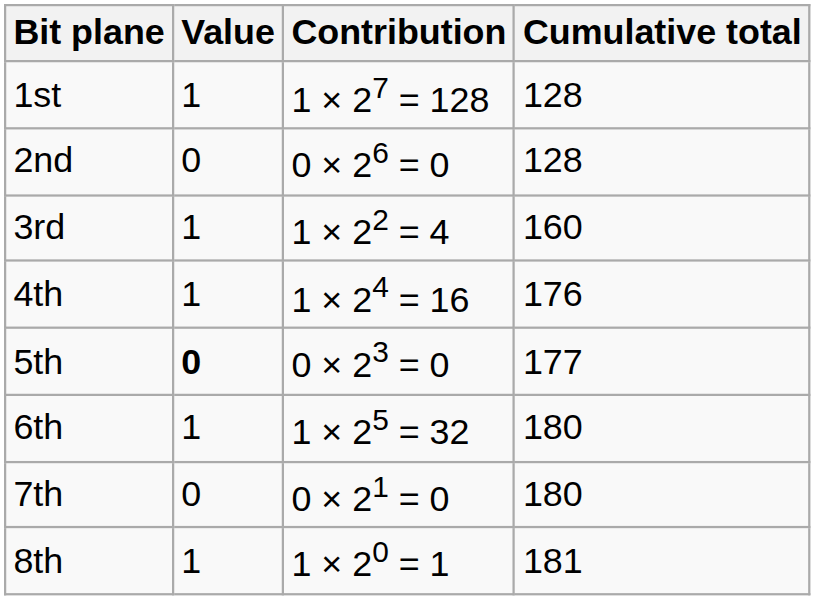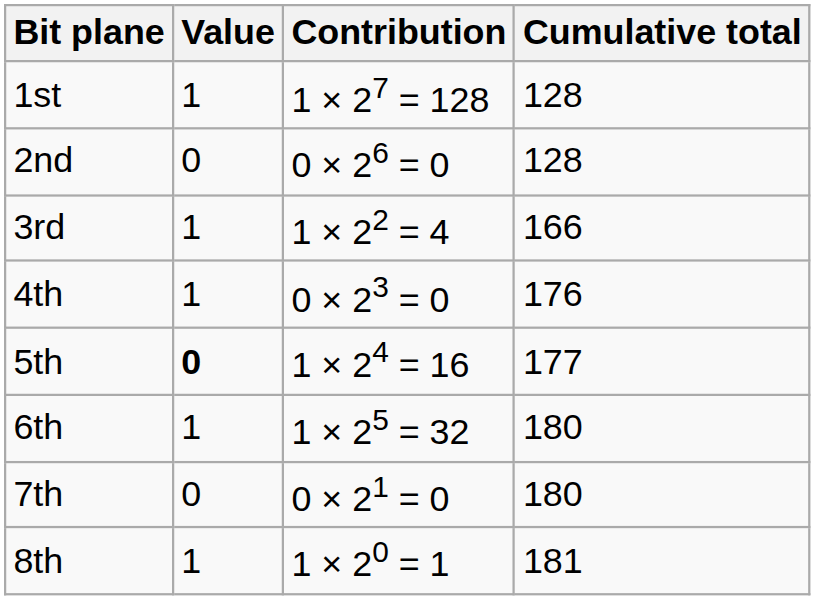(553, 227) 160 -> (553, 227) 166
(380, 294) 1 × 24 = 16 -> (370, 294) 0 × 23 = 0
(370, 360) 0 × 23 = 0 -> (380, 360) 1 × 24 = 16
